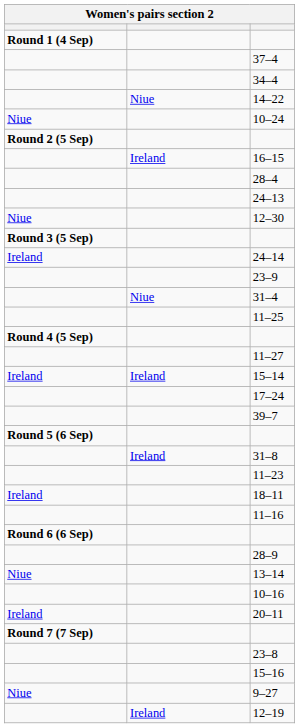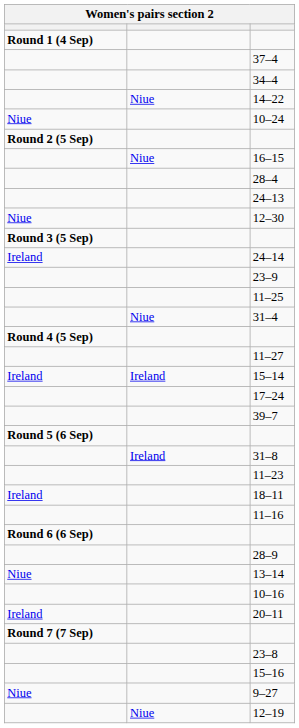(148, 158) Ireland -> (142, 158) Niue
rows swapped: (66, 297) <-> (66, 317)
(148, 712) Ireland -> (142, 712) Niue
